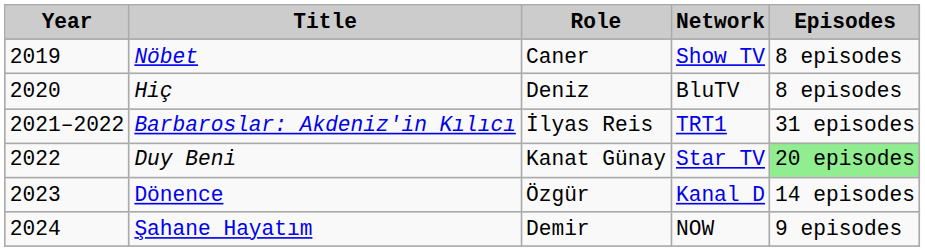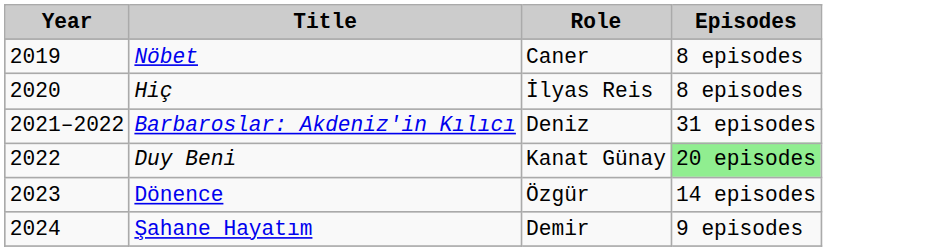- column: (720, 22)
(558, 91) Deniz -> (590, 91) İlyas Reis
(590, 126) İlyas Reis -> (558, 126) Deniz
